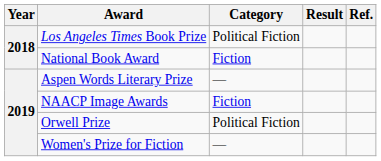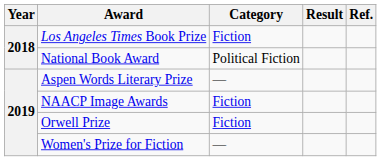(256, 36) Political Fiction -> (232, 36) Fiction
(232, 58) Fiction -> (256, 58) Political Fiction
(256, 123) Political Fiction -> (232, 123) Fiction
